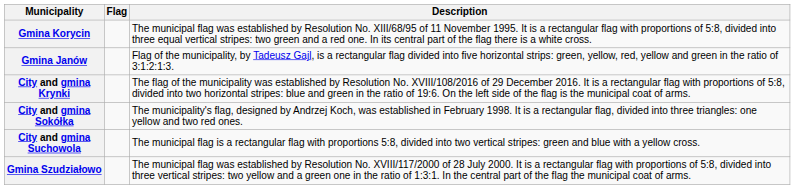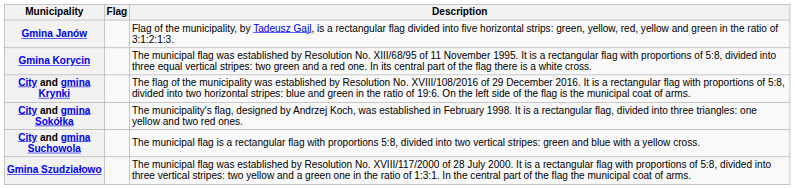rows swapped: (54, 61) <-> (54, 34)
